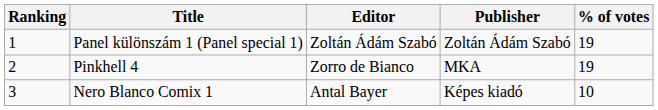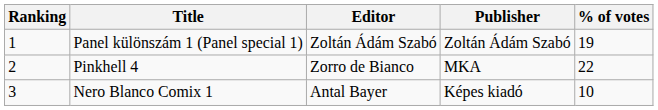(586, 67) 19 -> (586, 67) 22
